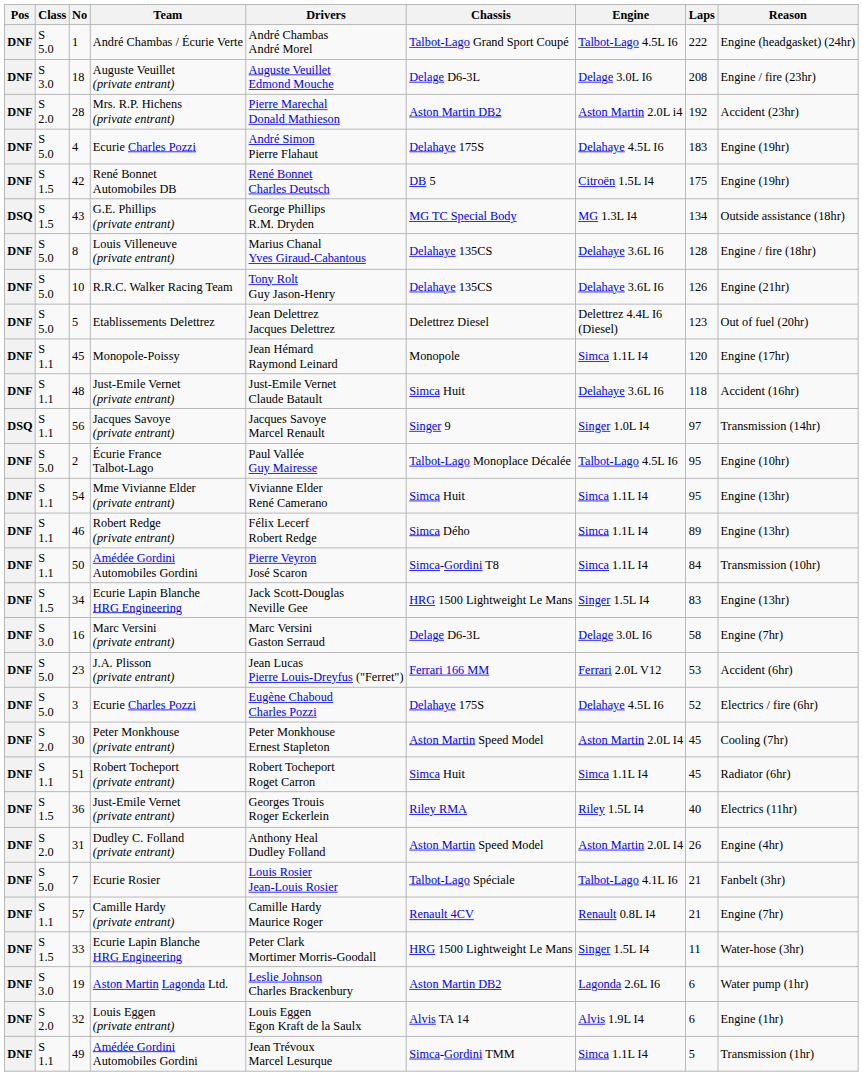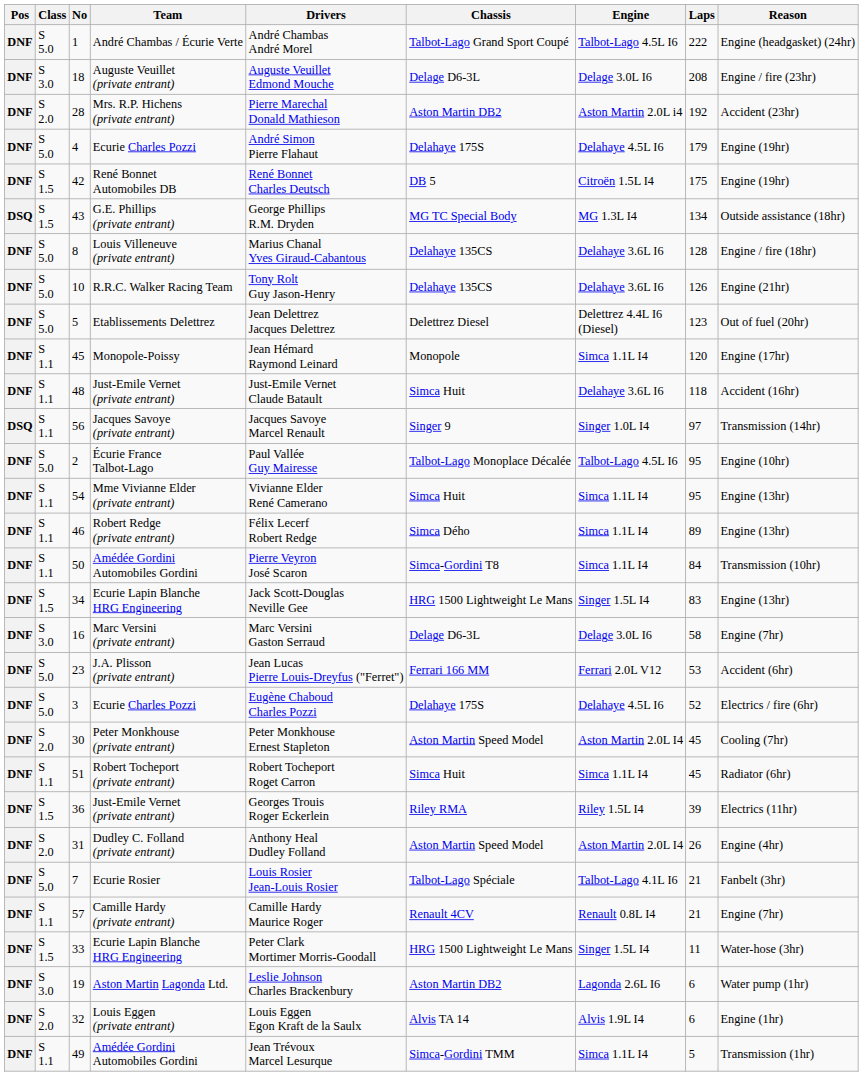(698, 147) 183 -> (698, 147) 179
(695, 809) 40 -> (695, 809) 39
